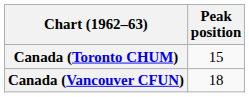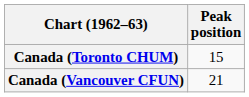(216, 80) 18 -> (216, 80) 21
